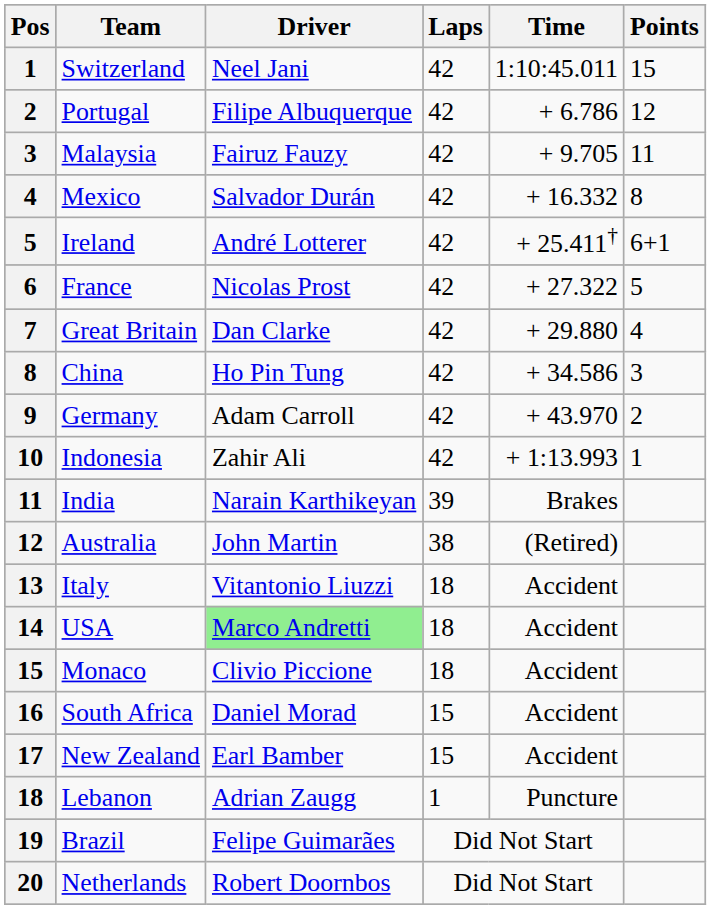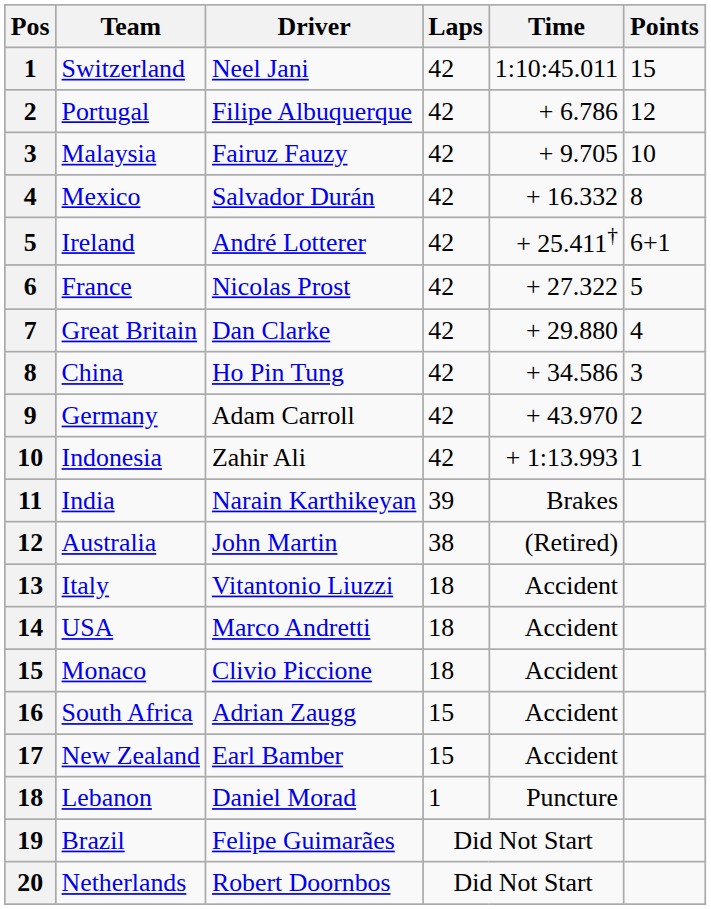(642, 153) 11 -> (643, 153) 10
(291, 627) lightgreen background -> (291, 627) no background
(284, 712) Daniel Morad -> (284, 712) Adrian Zaugg
(284, 798) Adrian Zaugg -> (284, 798) Daniel Morad
